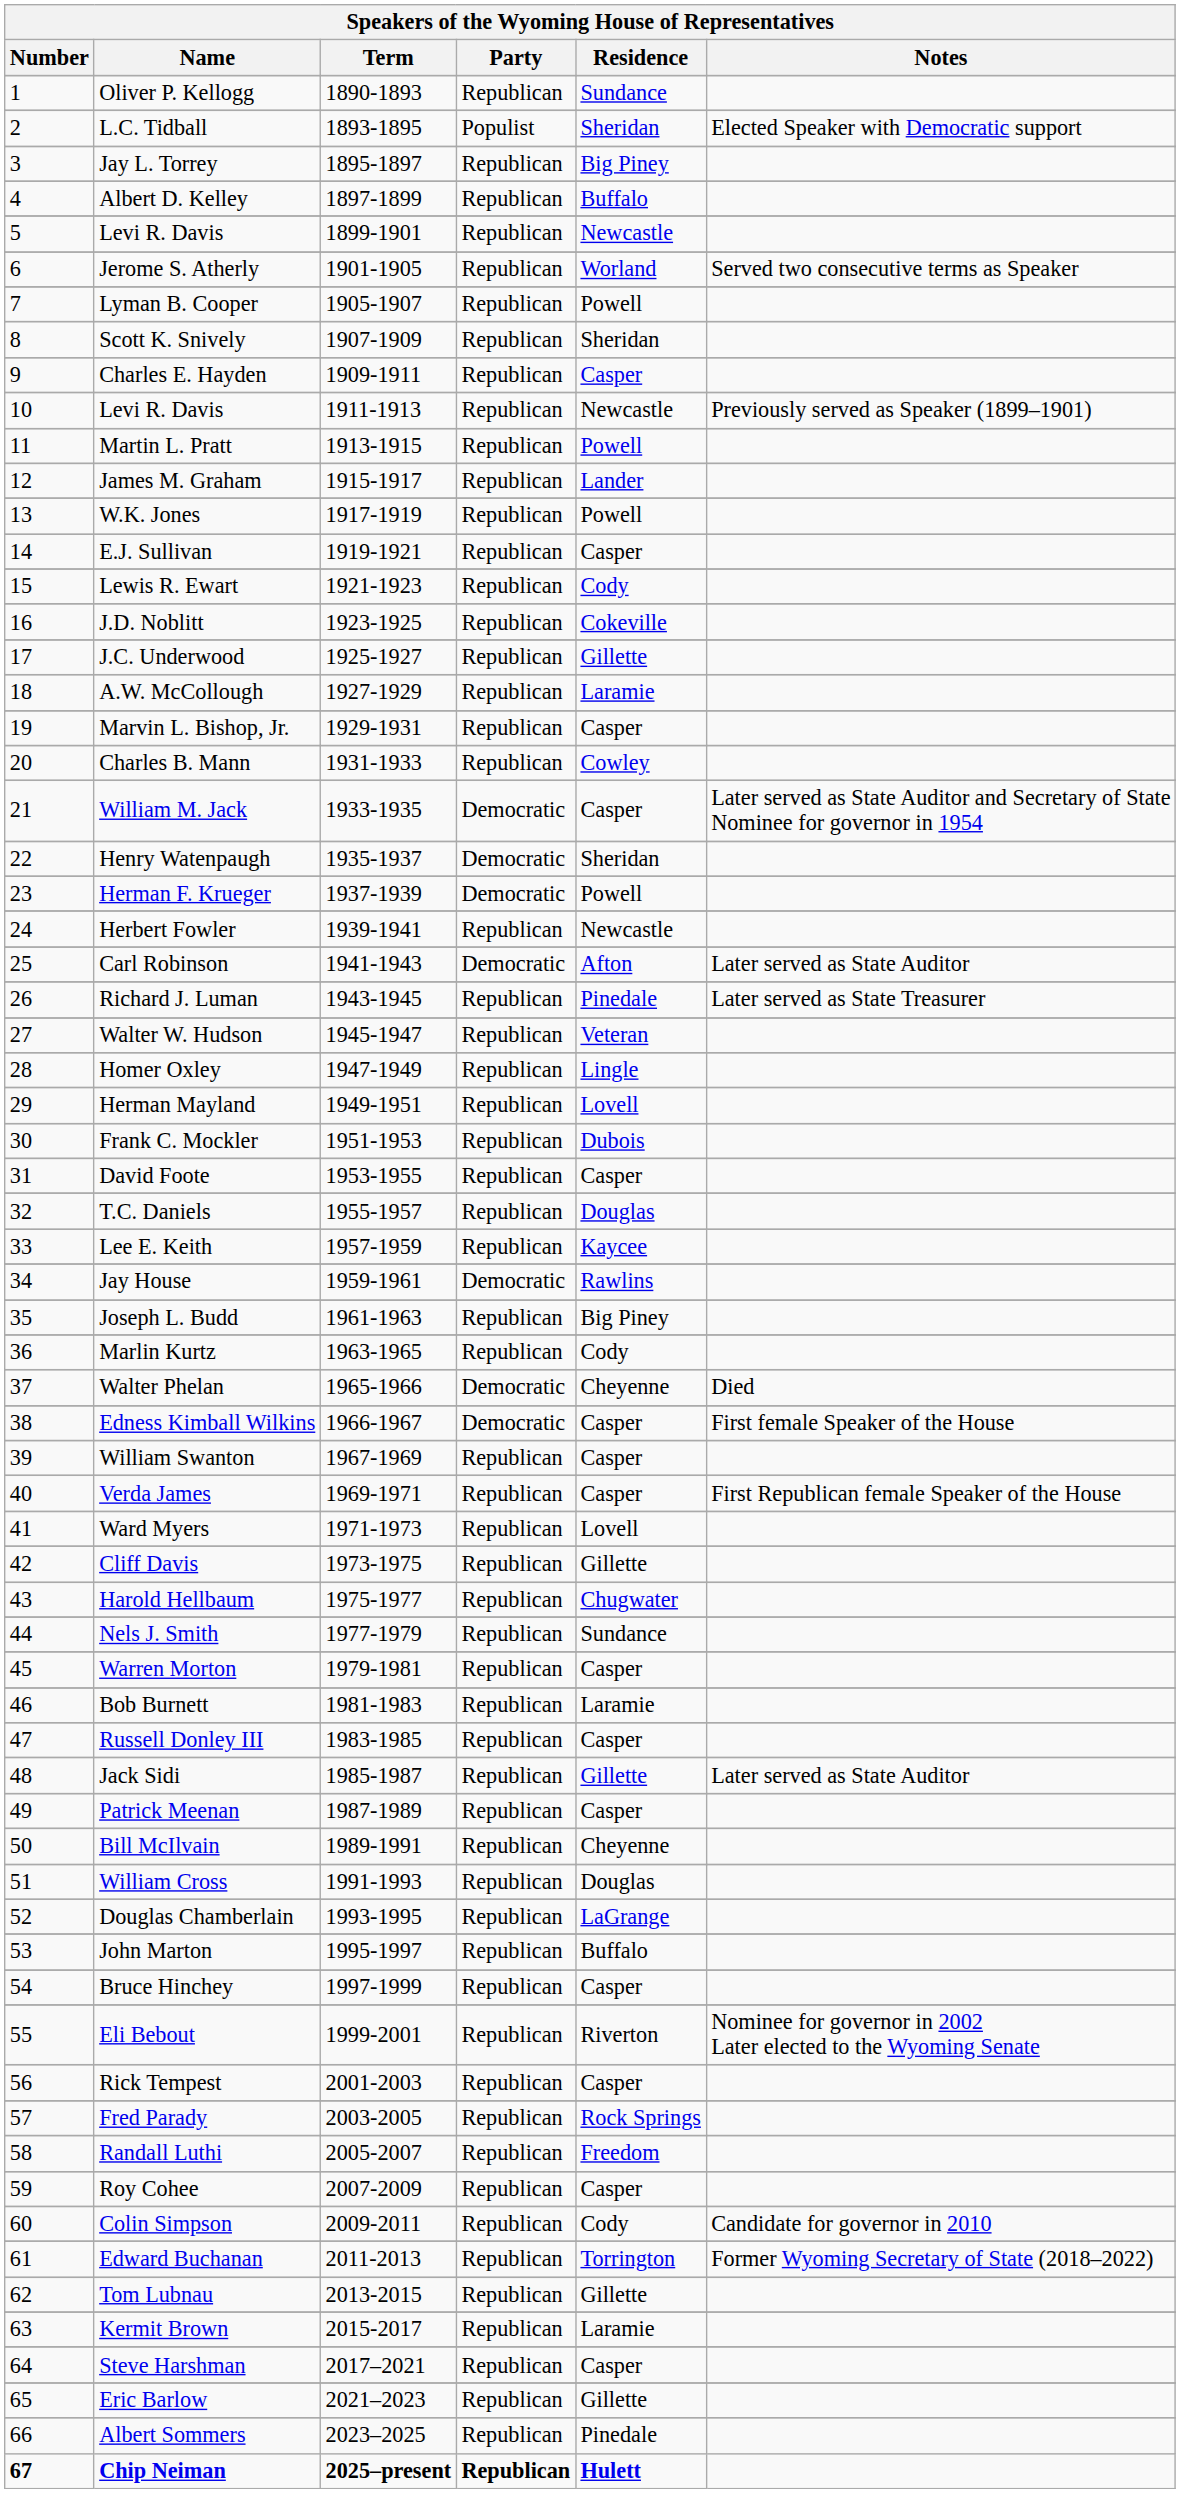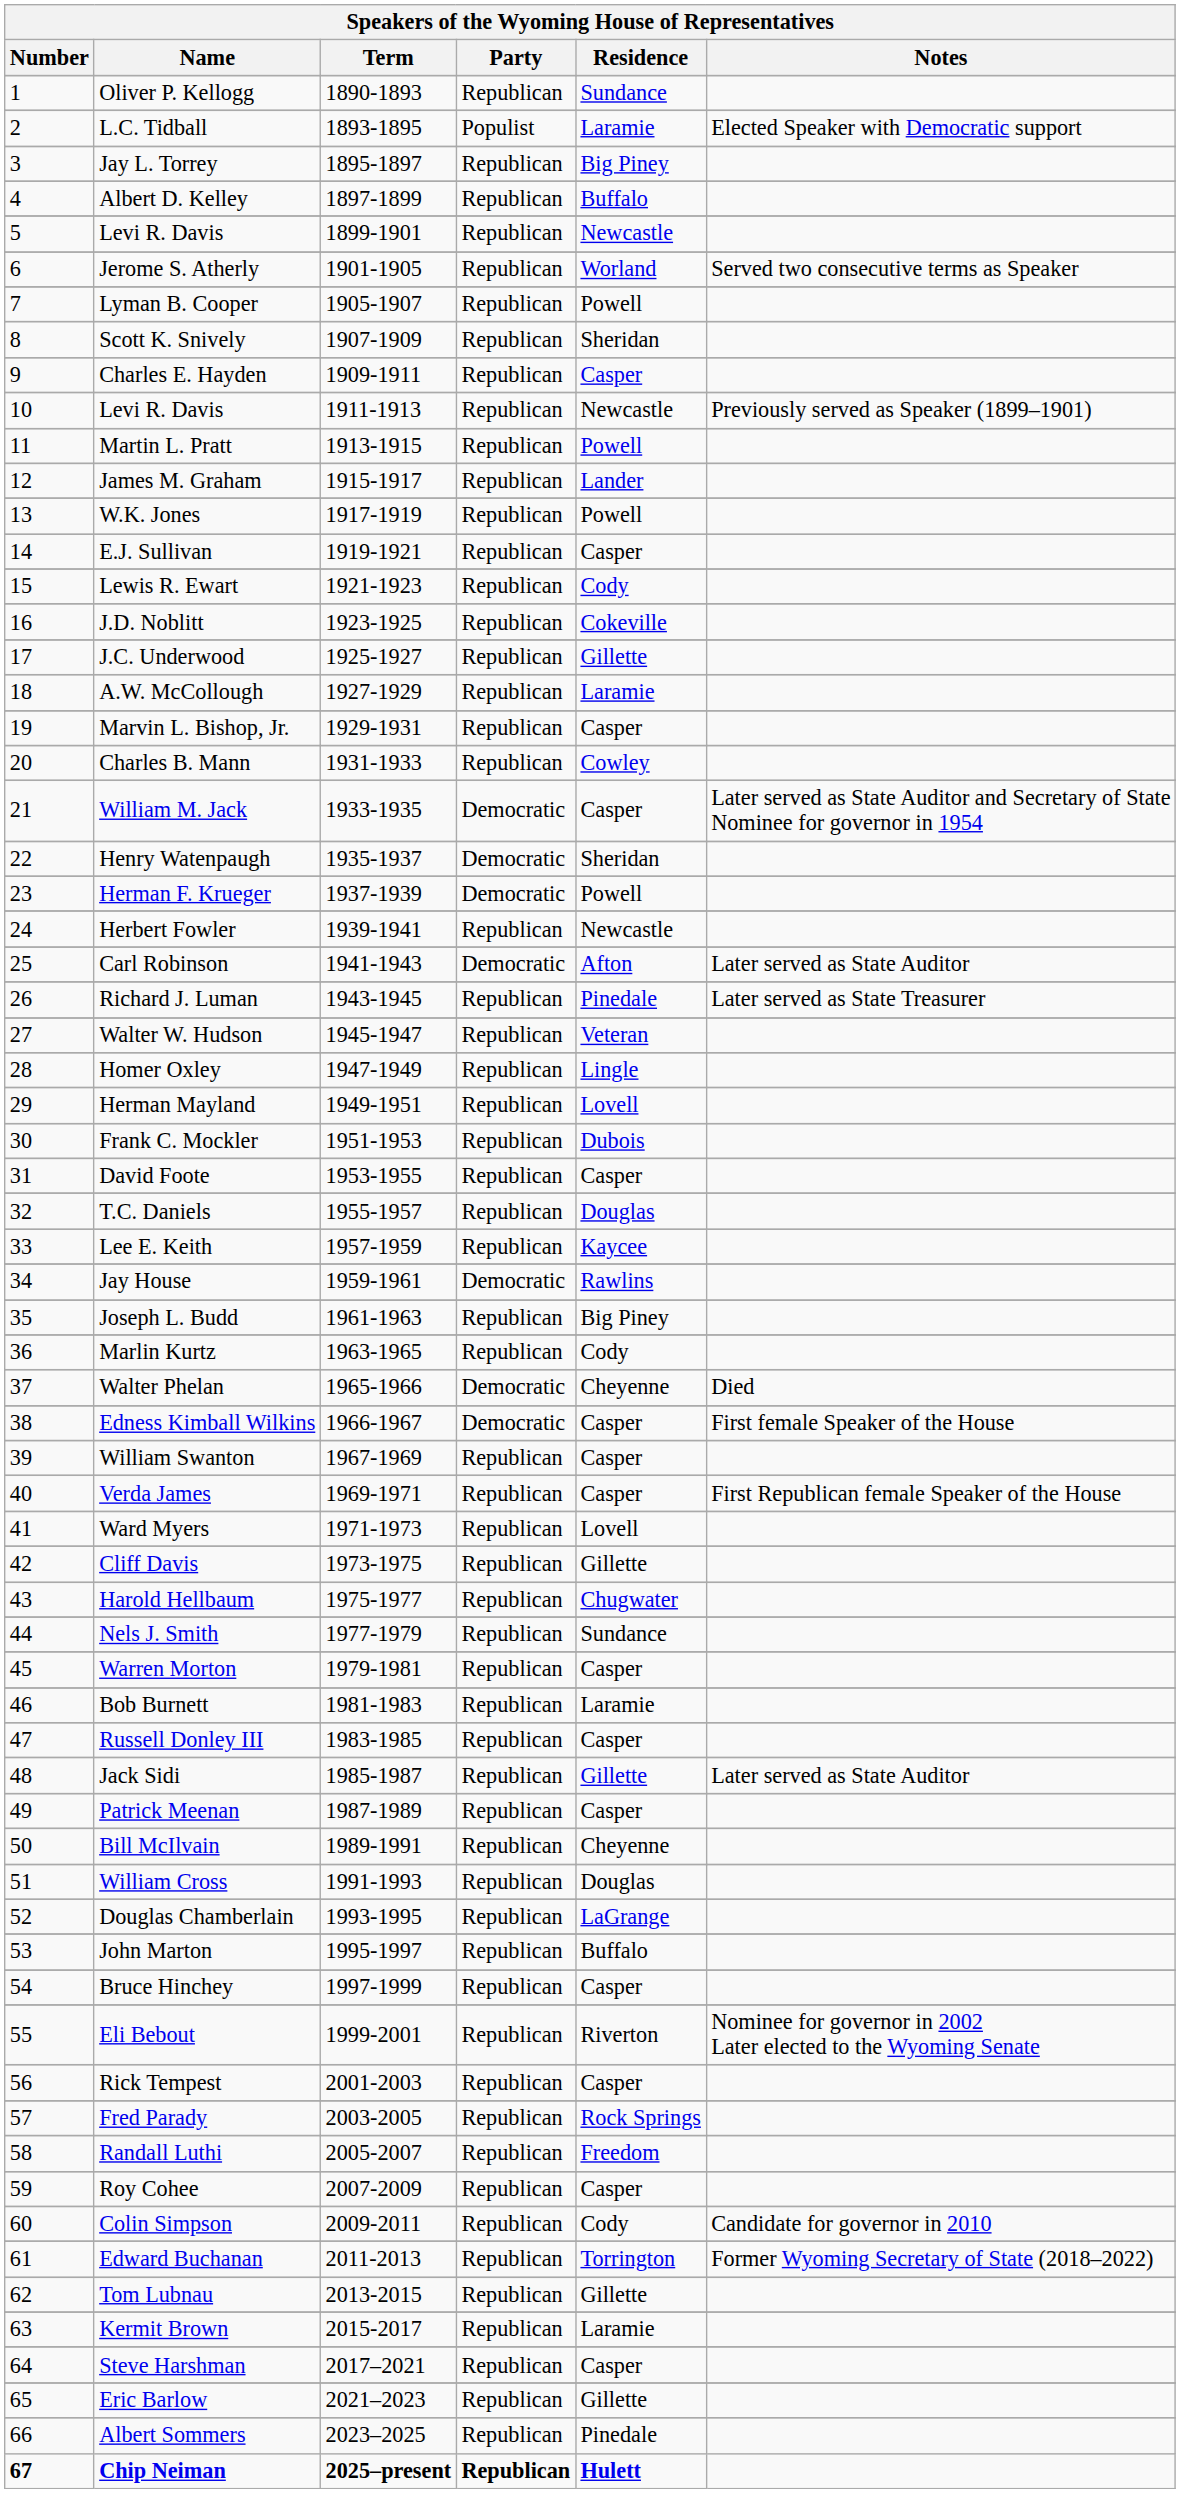(620, 127) Sheridan -> (617, 127) Laramie
